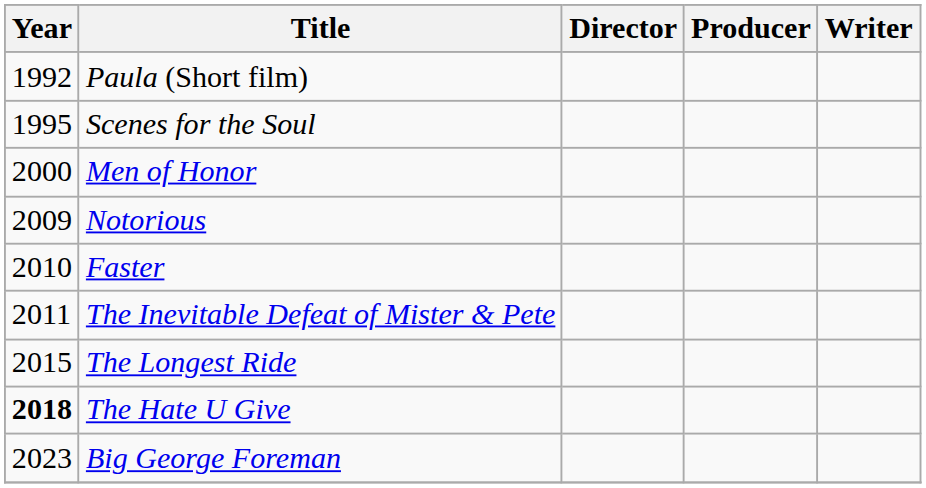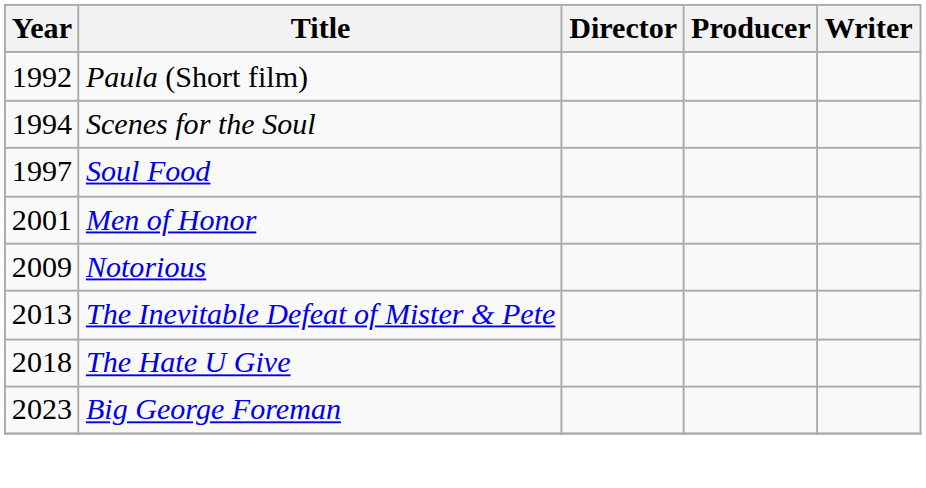(42, 123) 1995 -> (42, 123) 1994
+ row: (148, 171)
(42, 171) 2000 -> (42, 219) 2001
- row: (125, 266)
(41, 314) 2011 -> (42, 314) 2013
- row: (191, 362)
(42, 409) bold -> (42, 362) normal
